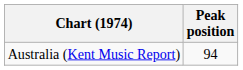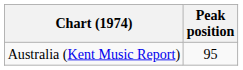(210, 53) 94 -> (210, 53) 95
